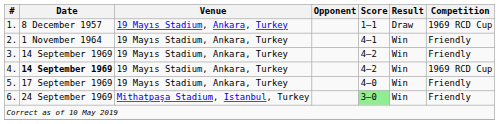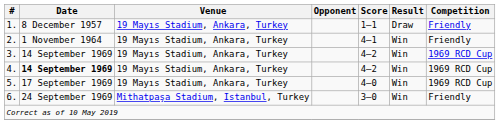(460, 26) 1969 RCD Cup -> (450, 26) Friendly
(450, 55) Friendly -> (460, 55) 1969 RCD Cup
(450, 84) Friendly -> (460, 84) 1969 RCD Cup
(369, 98) lightgreen background -> (369, 98) no background
